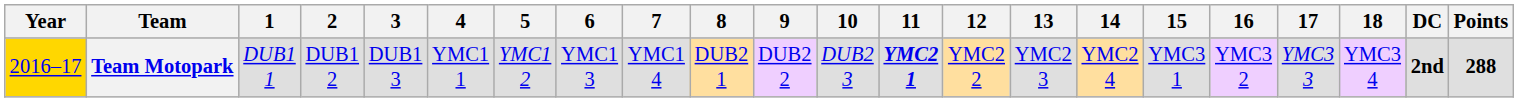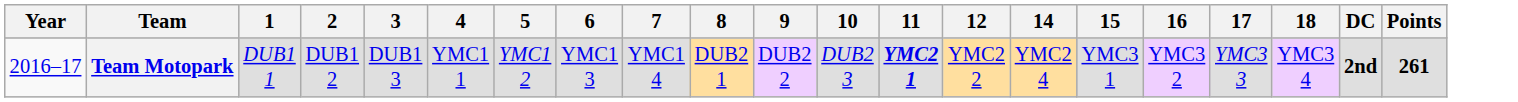- column: (1043, 21)
(46, 66) gold background -> (46, 66) no background
(1481, 66) 288 -> (1414, 66) 261
